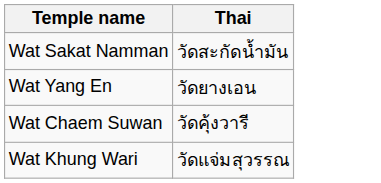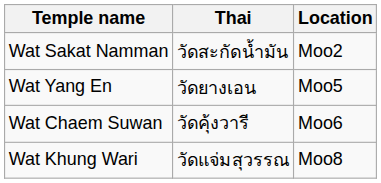+ column: (335, 18)
